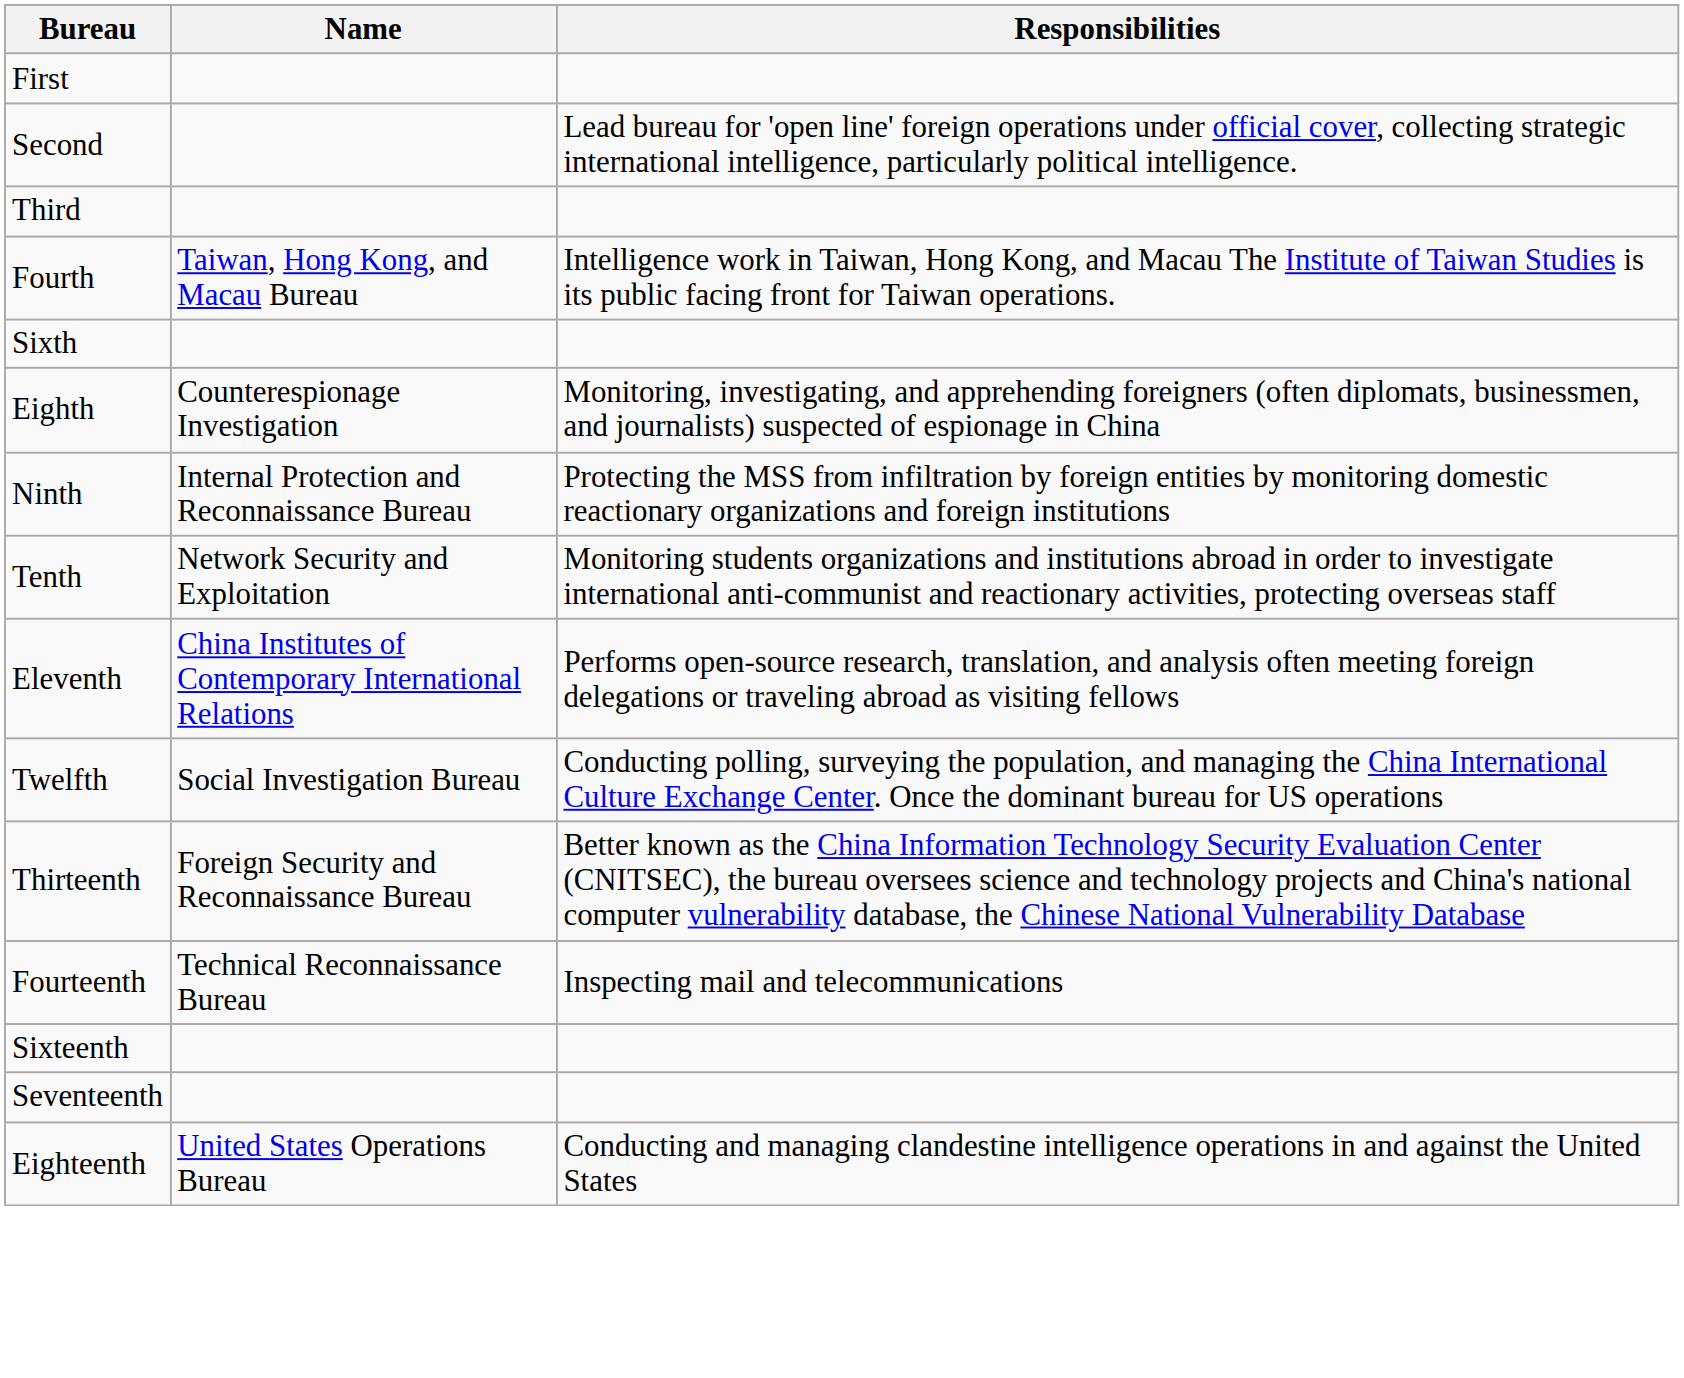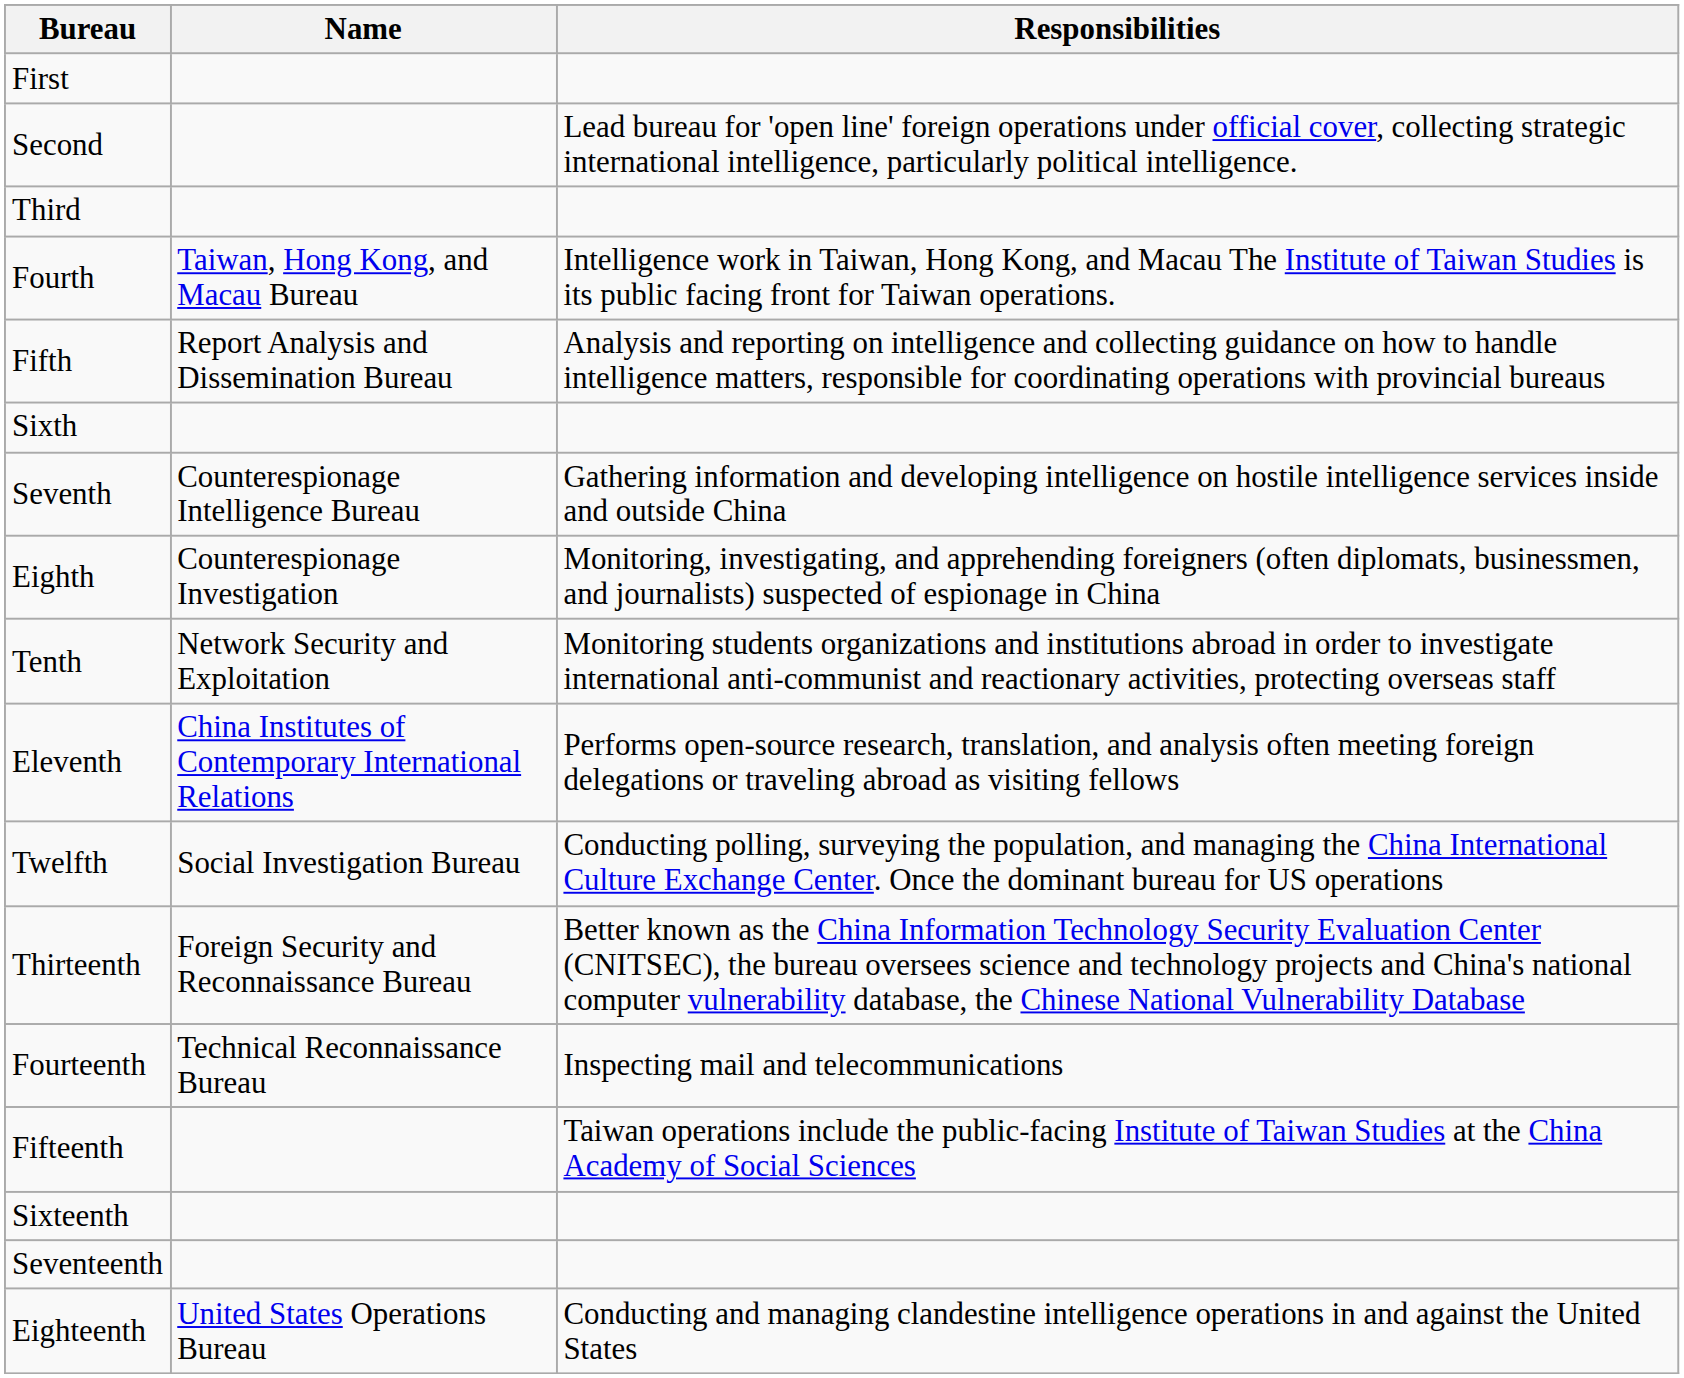+ row: (42, 360)
+ row: (62, 493)
- row: (47, 493)
+ row: (68, 1148)
